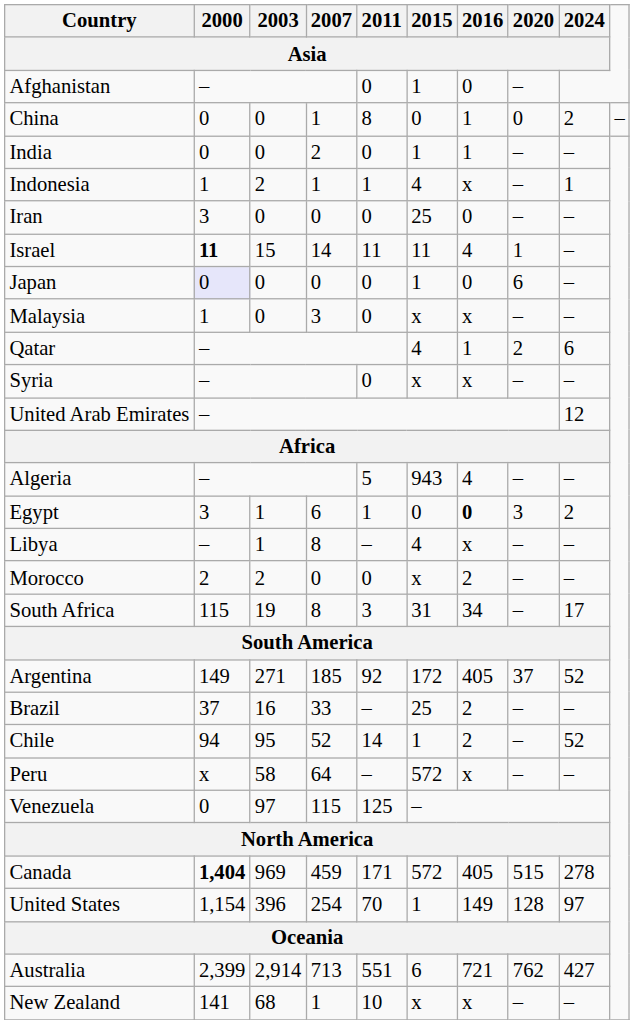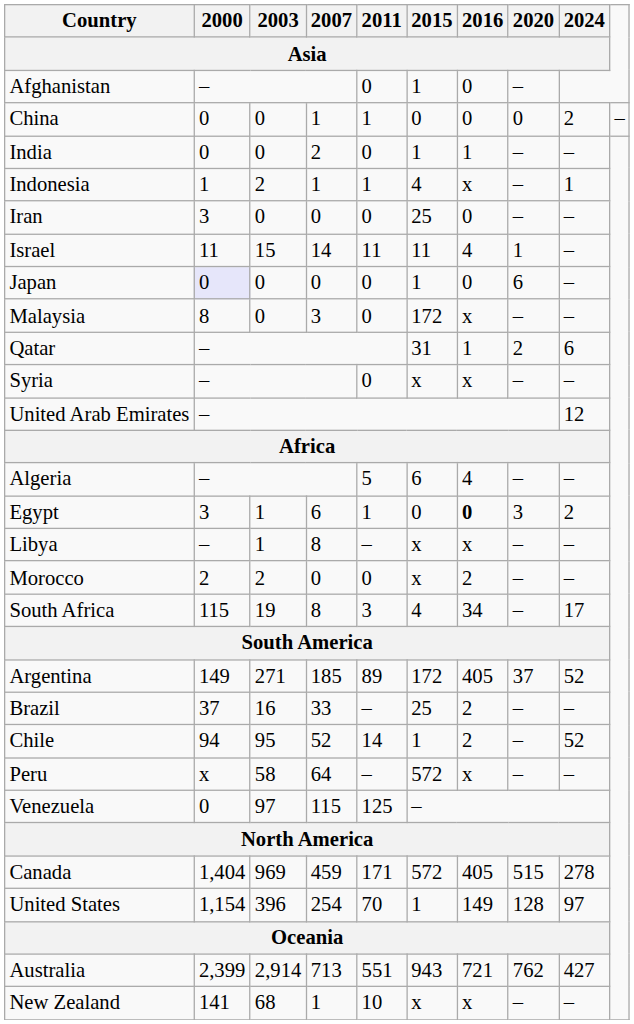(367, 119) 8 -> (367, 119) 1
(467, 119) 1 -> (467, 119) 0
(209, 250) bold -> (209, 250) normal
(204, 315) 1 -> (204, 315) 8
(416, 315) x -> (427, 315) 172
(416, 348) 4 -> (422, 348) 31
(427, 479) 943 -> (416, 479) 6
(416, 544) 4 -> (416, 544) x
(422, 610) 31 -> (416, 610) 4
(372, 675) 92 -> (372, 675) 89
(222, 871) bold -> (222, 871) normal
(416, 970) 6 -> (427, 970) 943
